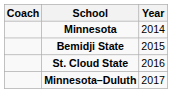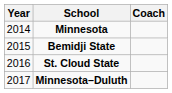columns swapped: (153, 13) <-> (23, 13)
